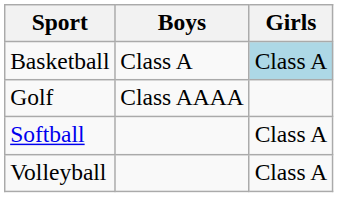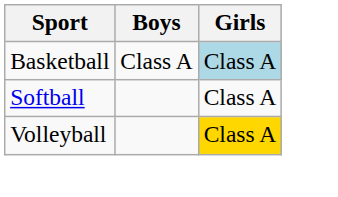- row: (32, 97)
(291, 172) no background -> (240, 135) gold background
